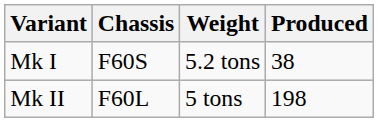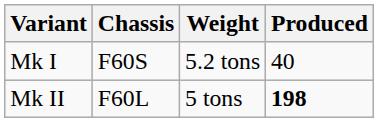(283, 60) 38 -> (283, 60) 40
(289, 98) normal -> (289, 98) bold
